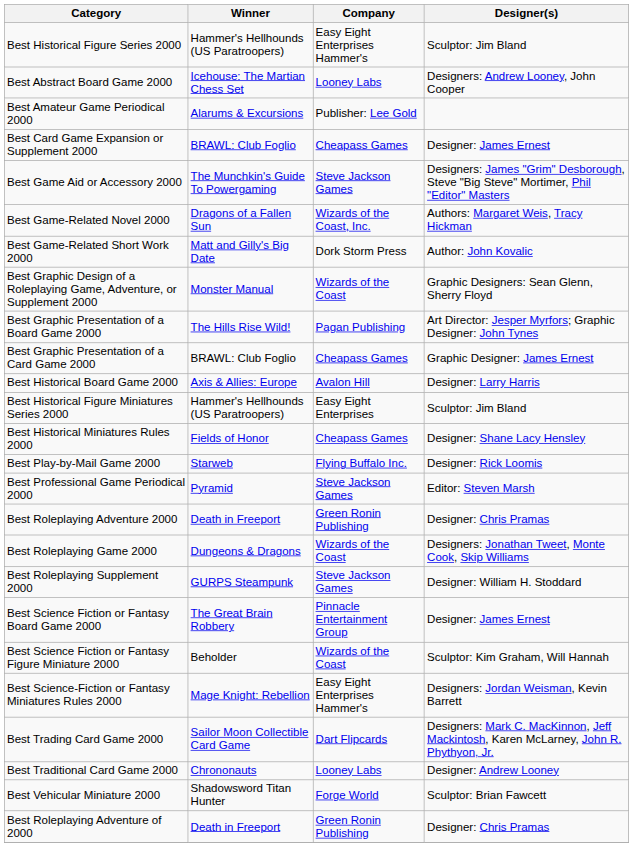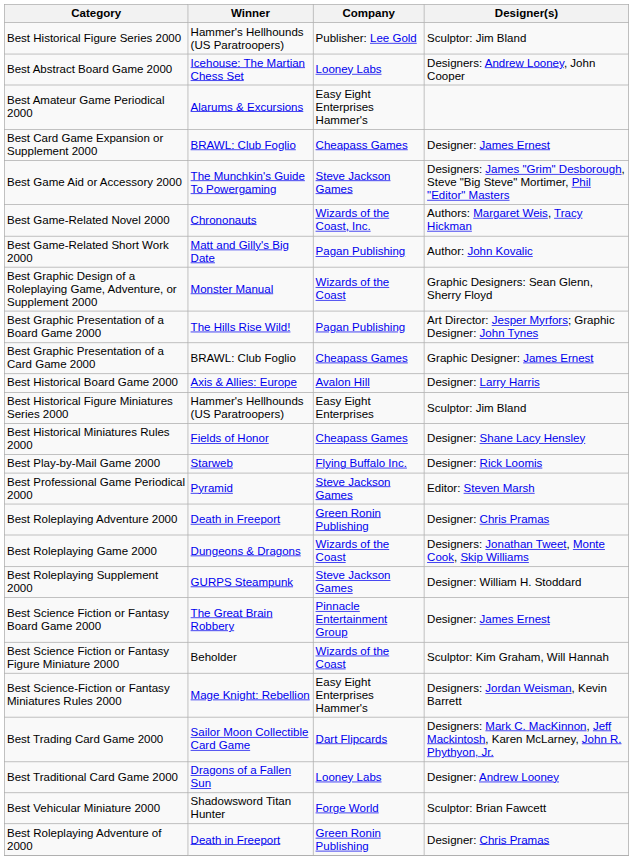(345, 44) Easy Eight Enterprises Hammer's -> (366, 38) Publisher: Lee Gold
(366, 113) Publisher: Lee Gold -> (345, 107) Easy Eight Enterprises Hammer's
(241, 220) Dragons of a Fallen Sun -> (224, 220) Chrononauts
(361, 251) Dork Storm Press -> (360, 251) Pagan Publishing
(224, 770) Chrononauts -> (241, 777) Dragons of a Fallen Sun
